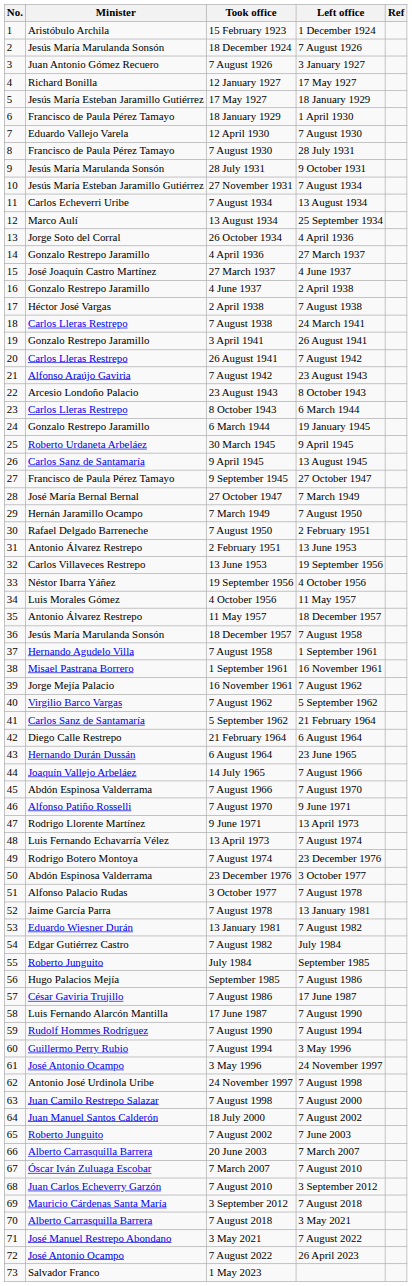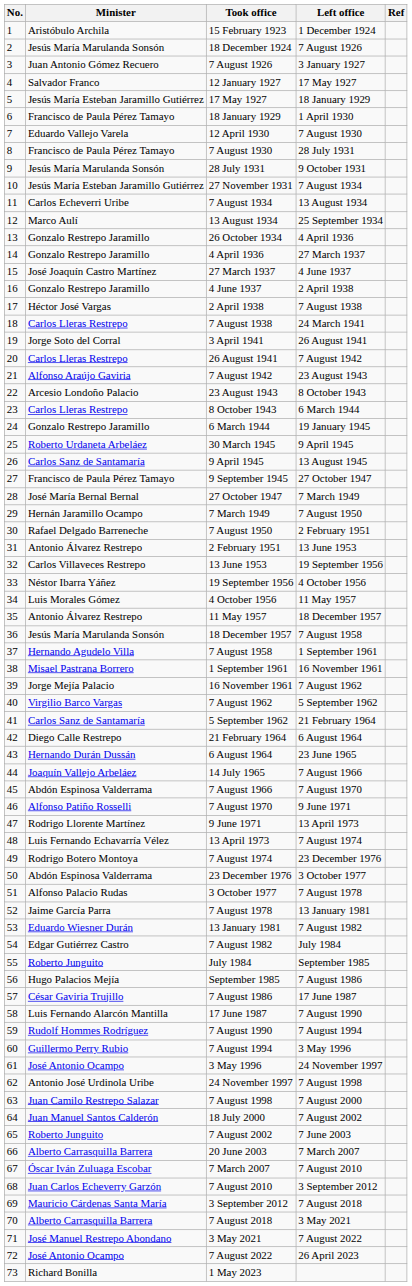(62, 82) Richard Bonilla -> (64, 82) Salvador Franco
(74, 237) Jorge Soto del Corral -> (89, 237) Gonzalo Restrepo Jaramillo
(89, 340) Gonzalo Restrepo Jaramillo -> (74, 340) Jorge Soto del Corral
(64, 1272) Salvador Franco -> (62, 1272) Richard Bonilla
